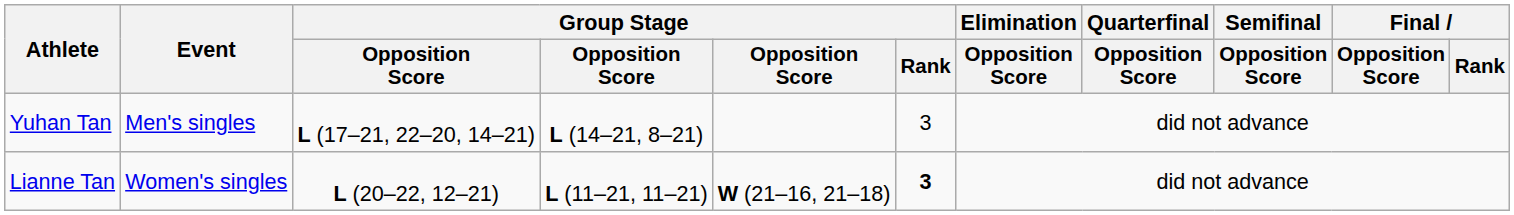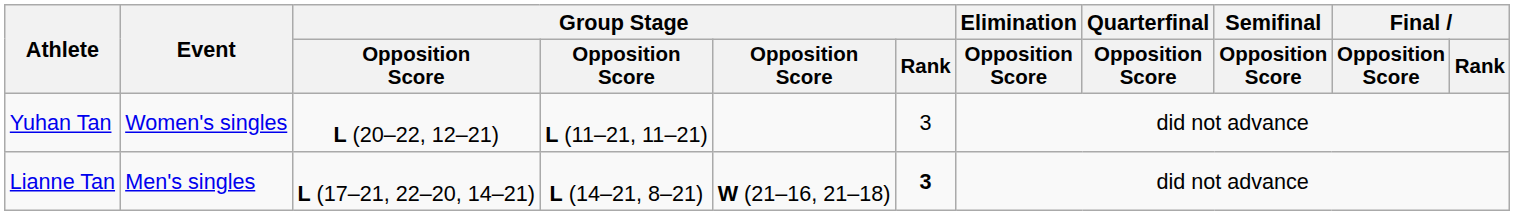(190, 123) Men's singles -> (206, 123) Women's singles
(416, 135) L (17–21, 22–20, 14–21) -> (416, 135) L (20–22, 12–21)
(626, 135) L (14–21, 8–21) -> (626, 135) L (11–21, 11–21)
(206, 181) Women's singles -> (190, 181) Men's singles
(416, 193) L (20–22, 12–21) -> (416, 193) L (17–21, 22–20, 14–21)
(626, 193) L (11–21, 11–21) -> (626, 193) L (14–21, 8–21)
